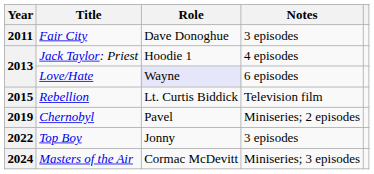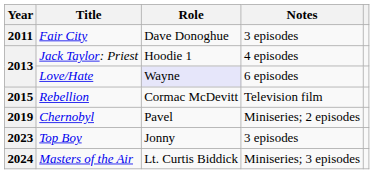(191, 96) Lt. Curtis Biddick -> (191, 96) Cormac McDevitt
(20, 138) 2022 -> (20, 138) 2023
(191, 158) Cormac McDevitt -> (191, 158) Lt. Curtis Biddick
